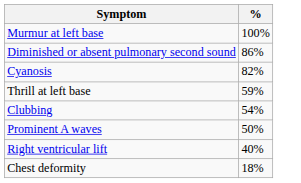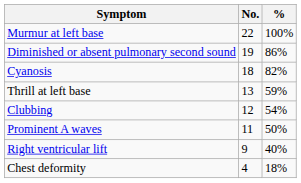+ column: (250, 14)
